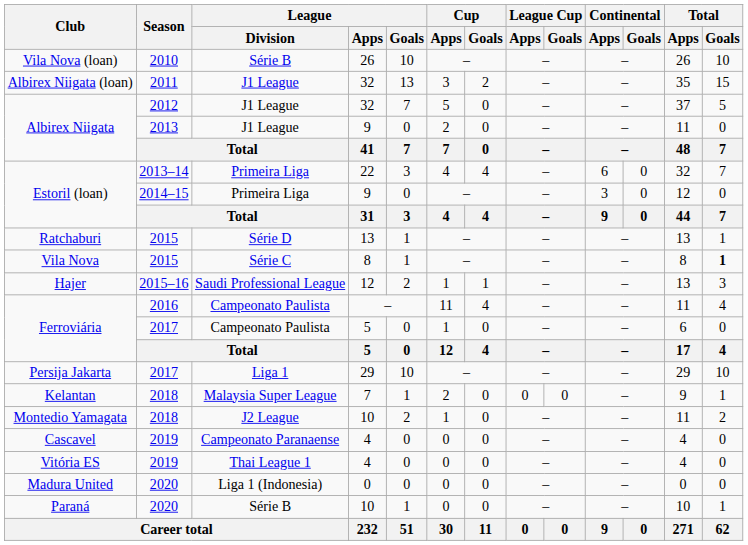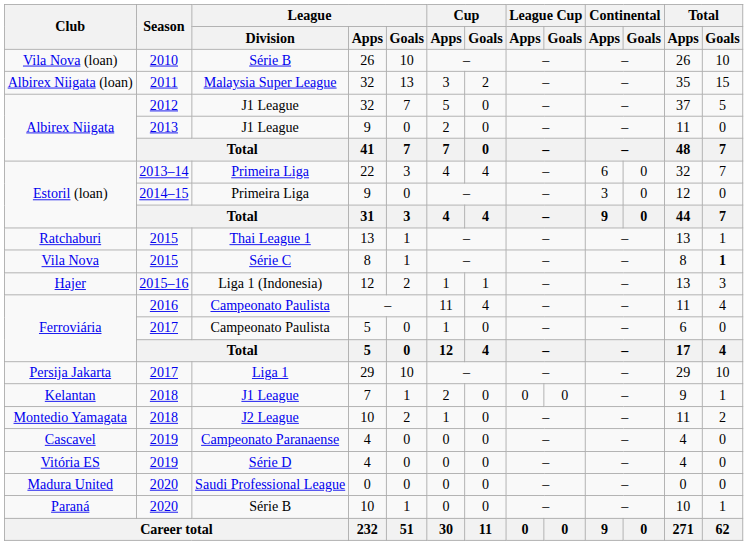(270, 82) J1 League -> (270, 82) Malaysia Super League
(270, 238) Série D -> (270, 238) Thai League 1
(270, 283) Saudi Professional League -> (270, 283) Liga 1 (Indonesia)
(270, 395) Malaysia Super League -> (270, 395) J1 League
(270, 462) Thai League 1 -> (270, 462) Série D
(270, 484) Liga 1 (Indonesia) -> (270, 484) Saudi Professional League
